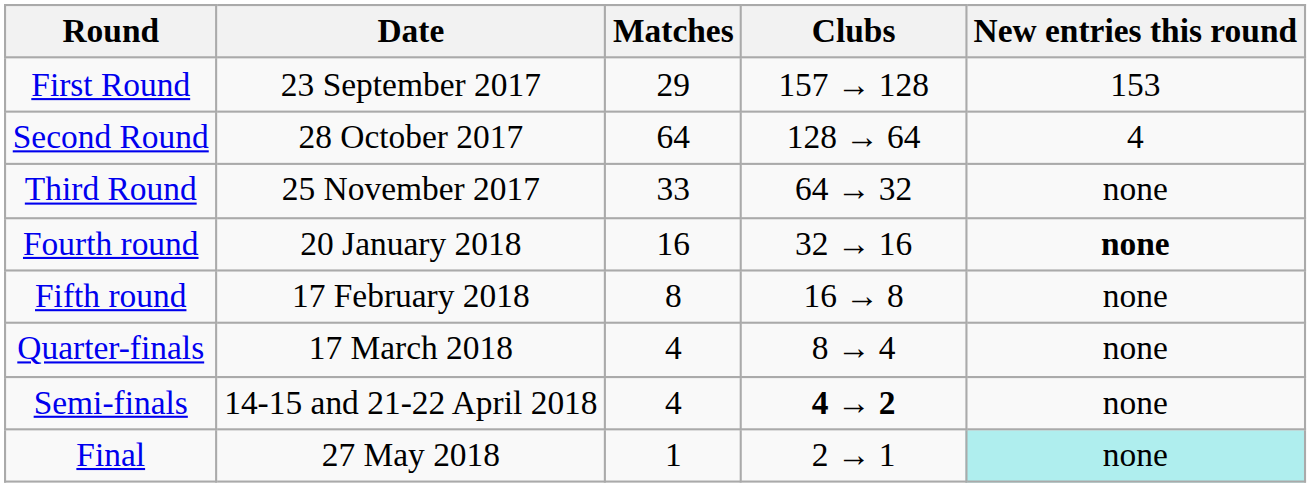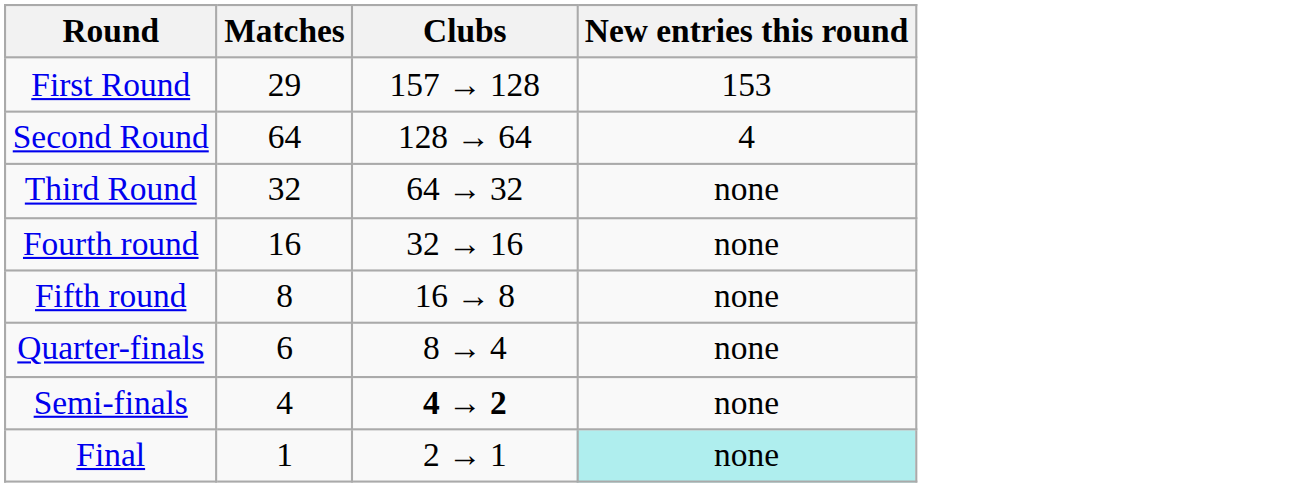- column: (411, 31)
(673, 190) 33 -> (285, 190) 32
(1135, 243) bold -> (747, 243) normal
(673, 349) 4 -> (285, 349) 6
